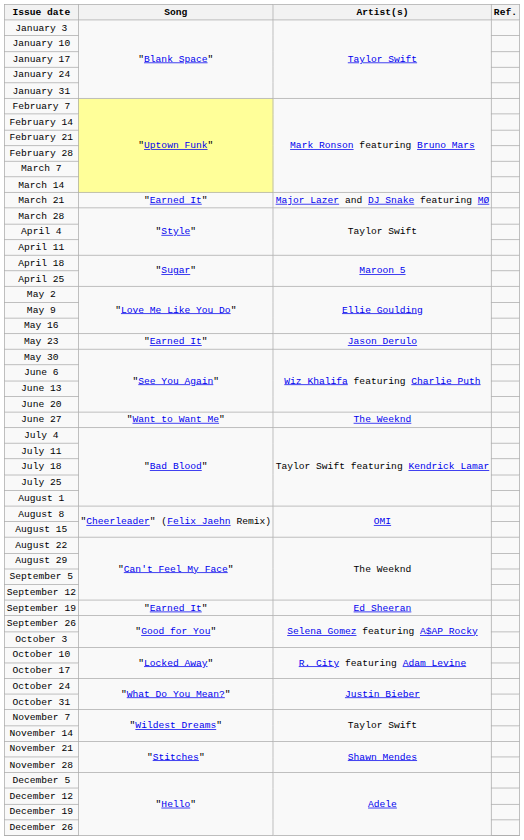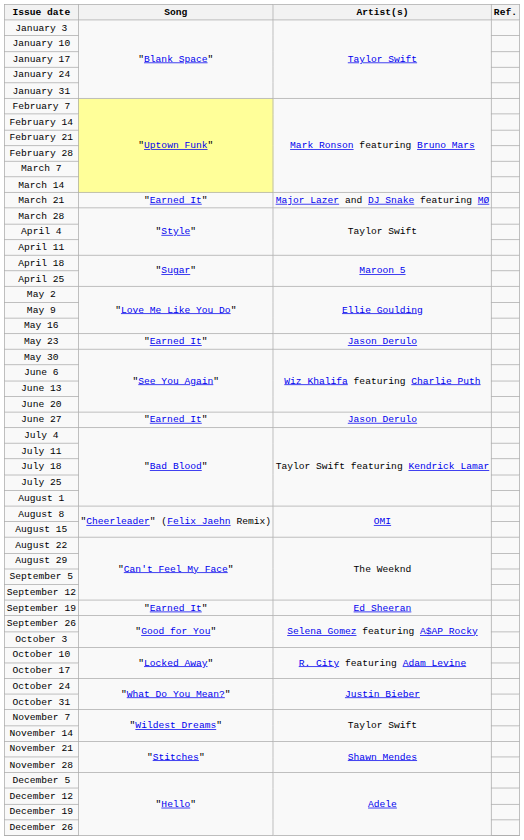(176, 420) "Want to Want Me" -> (176, 420) "Earned It"
(382, 420) The Weeknd -> (382, 420) Jason Derulo
